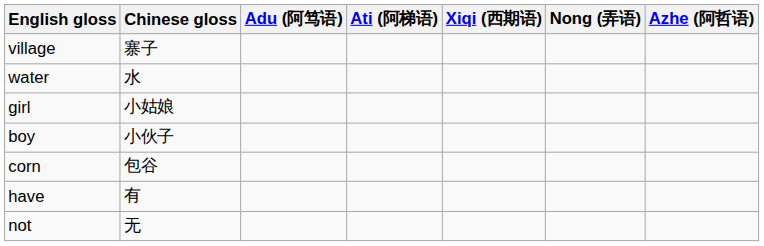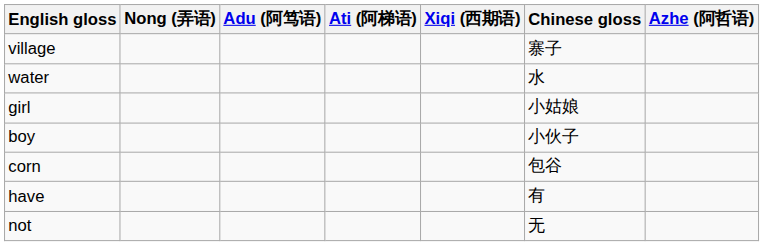columns swapped: (181, 19) <-> (595, 18)
